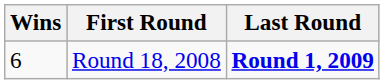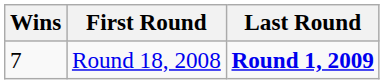(16, 59) 6 -> (16, 59) 7
